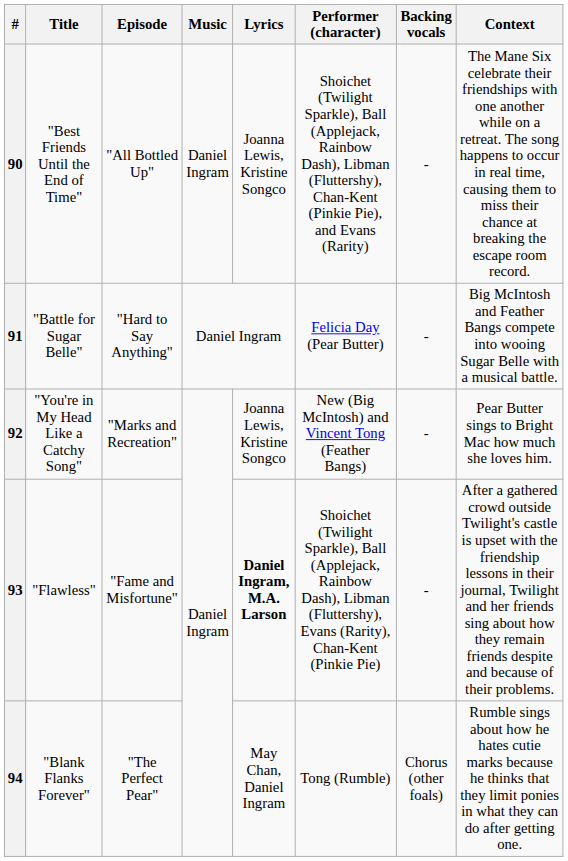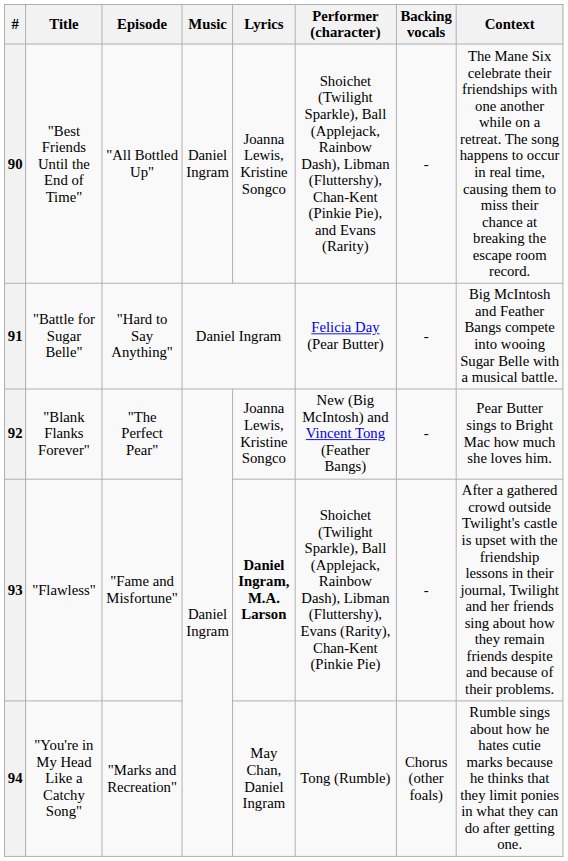(64, 433) "You're in My Head Like a Catchy Song" -> (64, 433) "Blank Flanks Forever"
(142, 433) "Marks and Recreation" -> (142, 433) "The Perfect Pear"
(64, 778) "Blank Flanks Forever" -> (64, 778) "You're in My Head Like a Catchy Song"
(142, 778) "The Perfect Pear" -> (142, 778) "Marks and Recreation"
